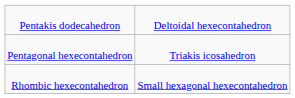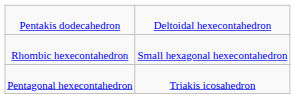rows swapped: (70, 55) <-> (70, 85)
